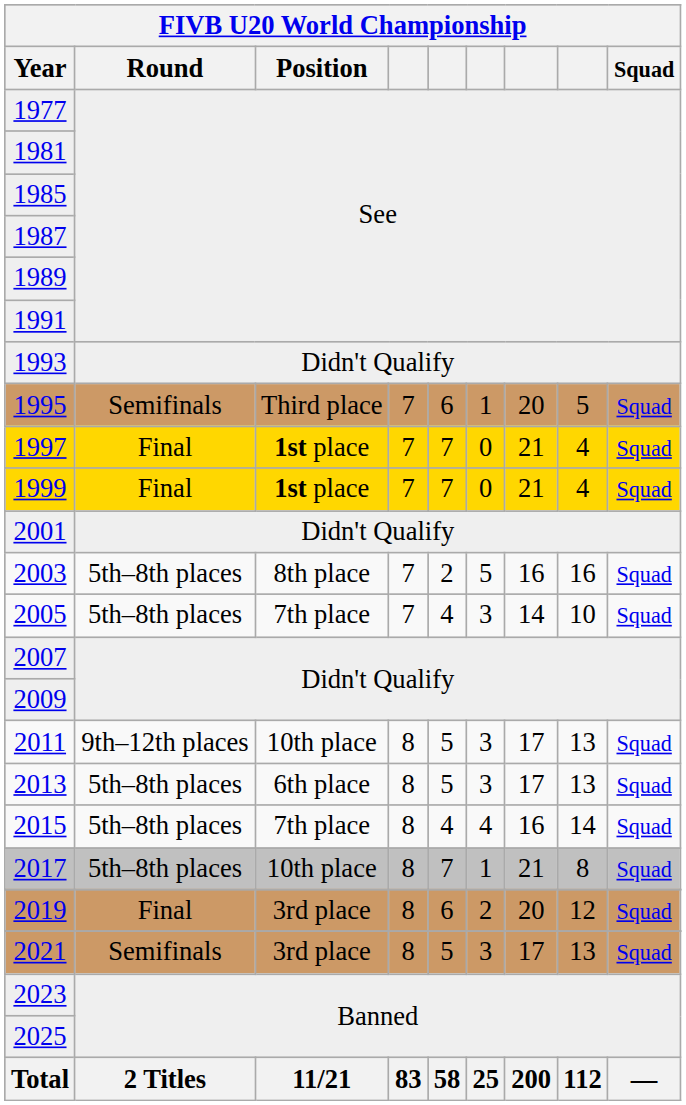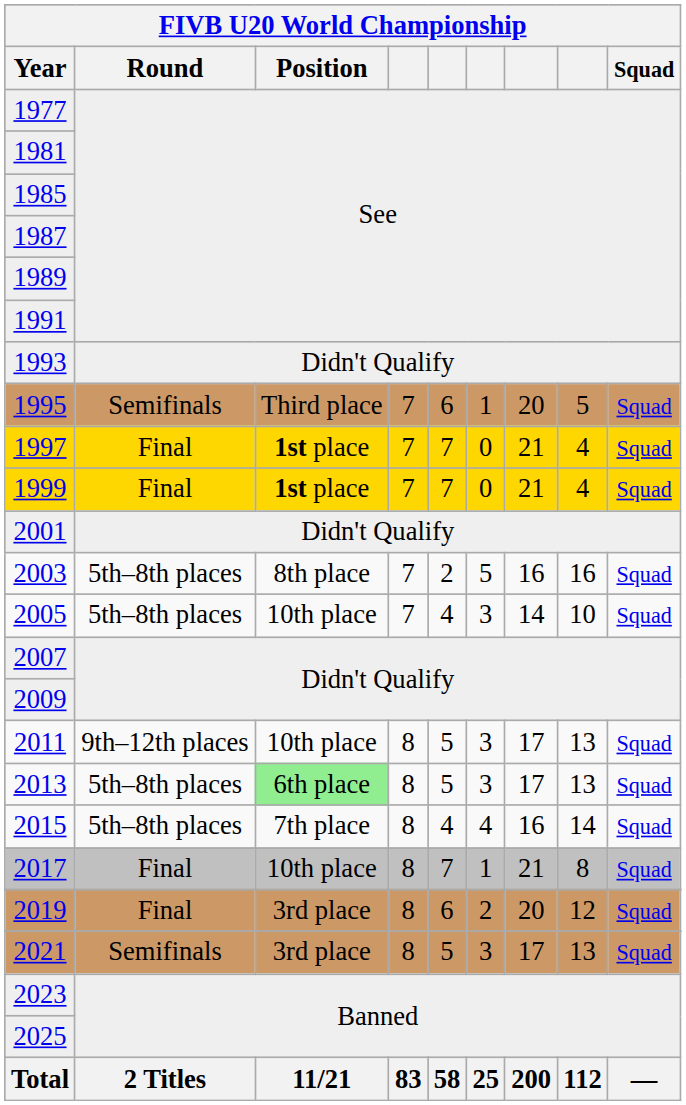(322, 615) 7th place -> (322, 615) 10th place
(322, 783) no background -> (322, 783) lightgreen background
(165, 868) 5th–8th places -> (165, 868) Final
